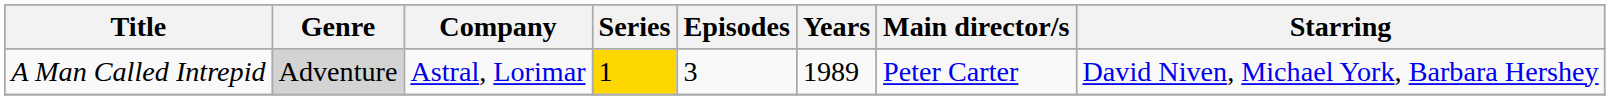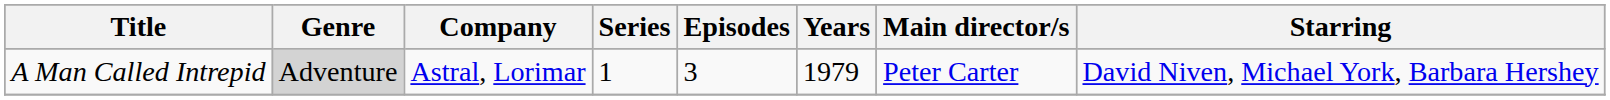(606, 71) gold background -> (606, 71) no background
(831, 71) 1989 -> (831, 71) 1979
